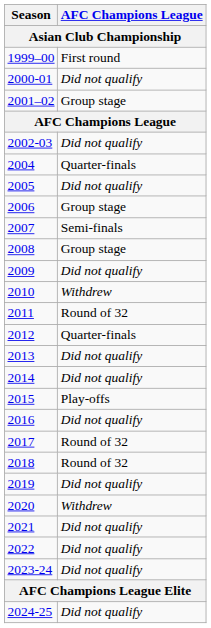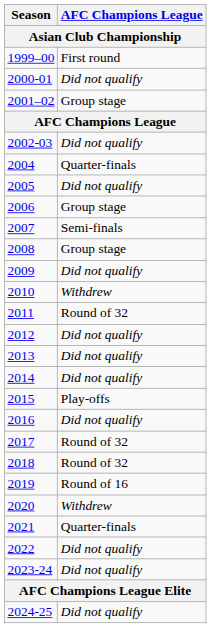(98, 334) Quarter-finals -> (101, 334) Did not qualify
(101, 484) Did not qualify -> (94, 484) Round of 16
(101, 526) Did not qualify -> (98, 526) Quarter-finals
